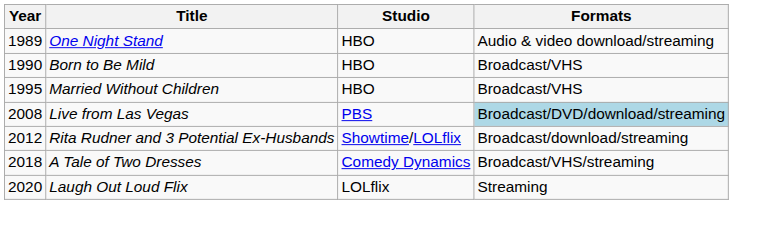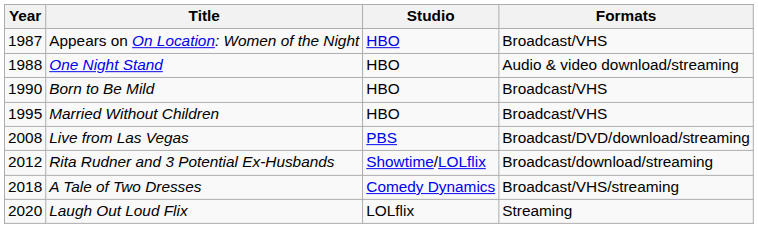+ row: (204, 41)
(25, 41) 1989 -> (25, 65) 1988
(601, 114) lightblue background -> (626, 138) no background
